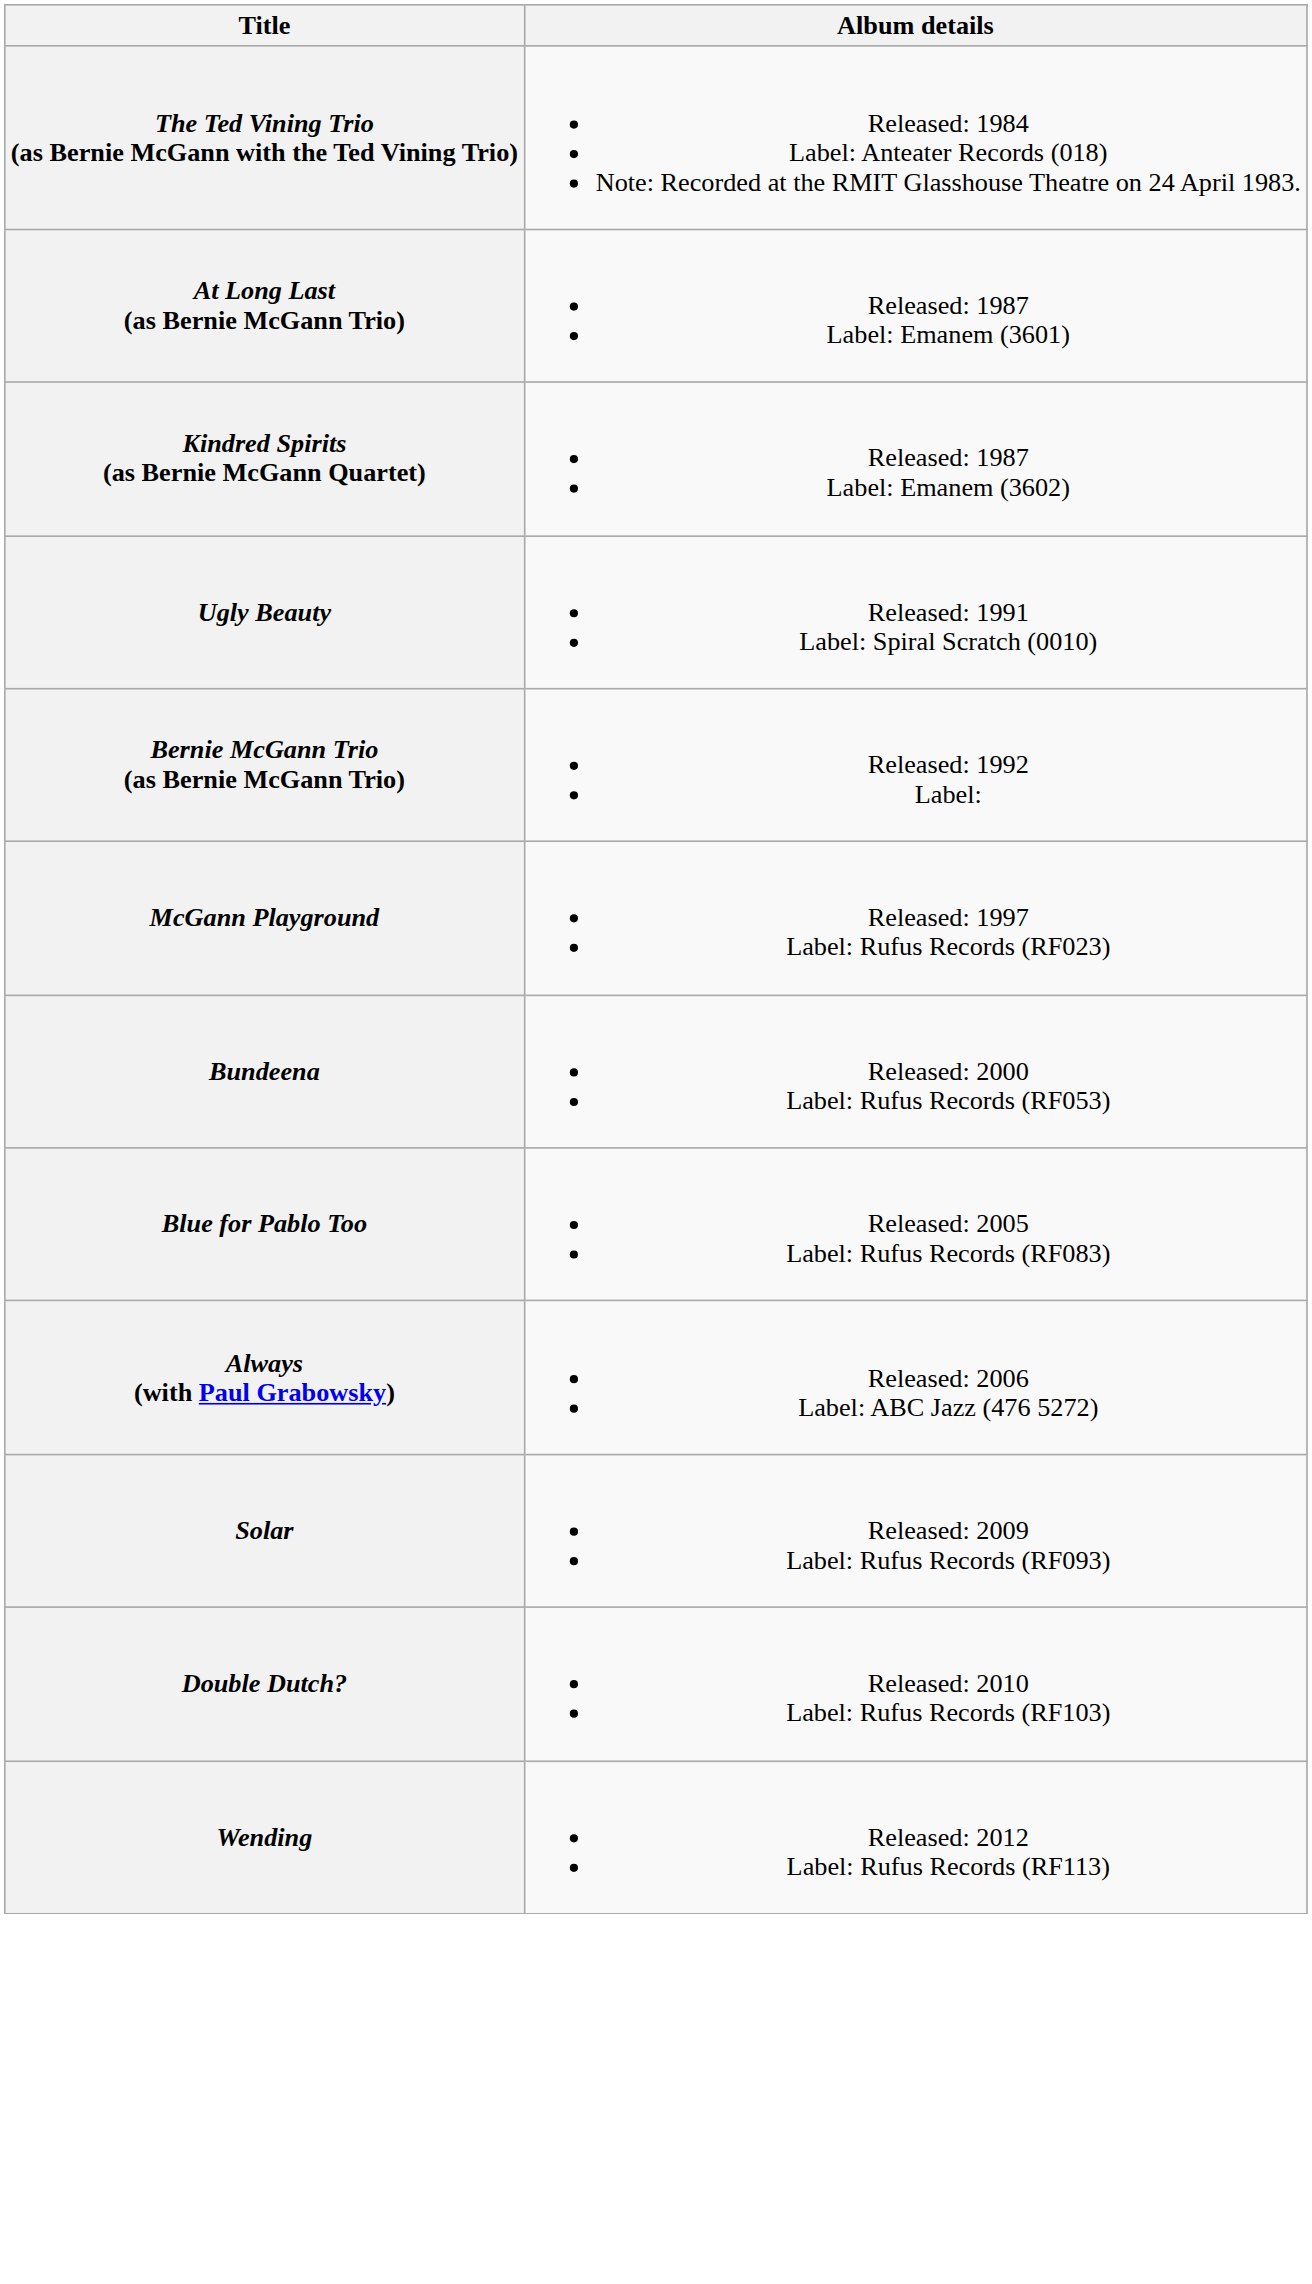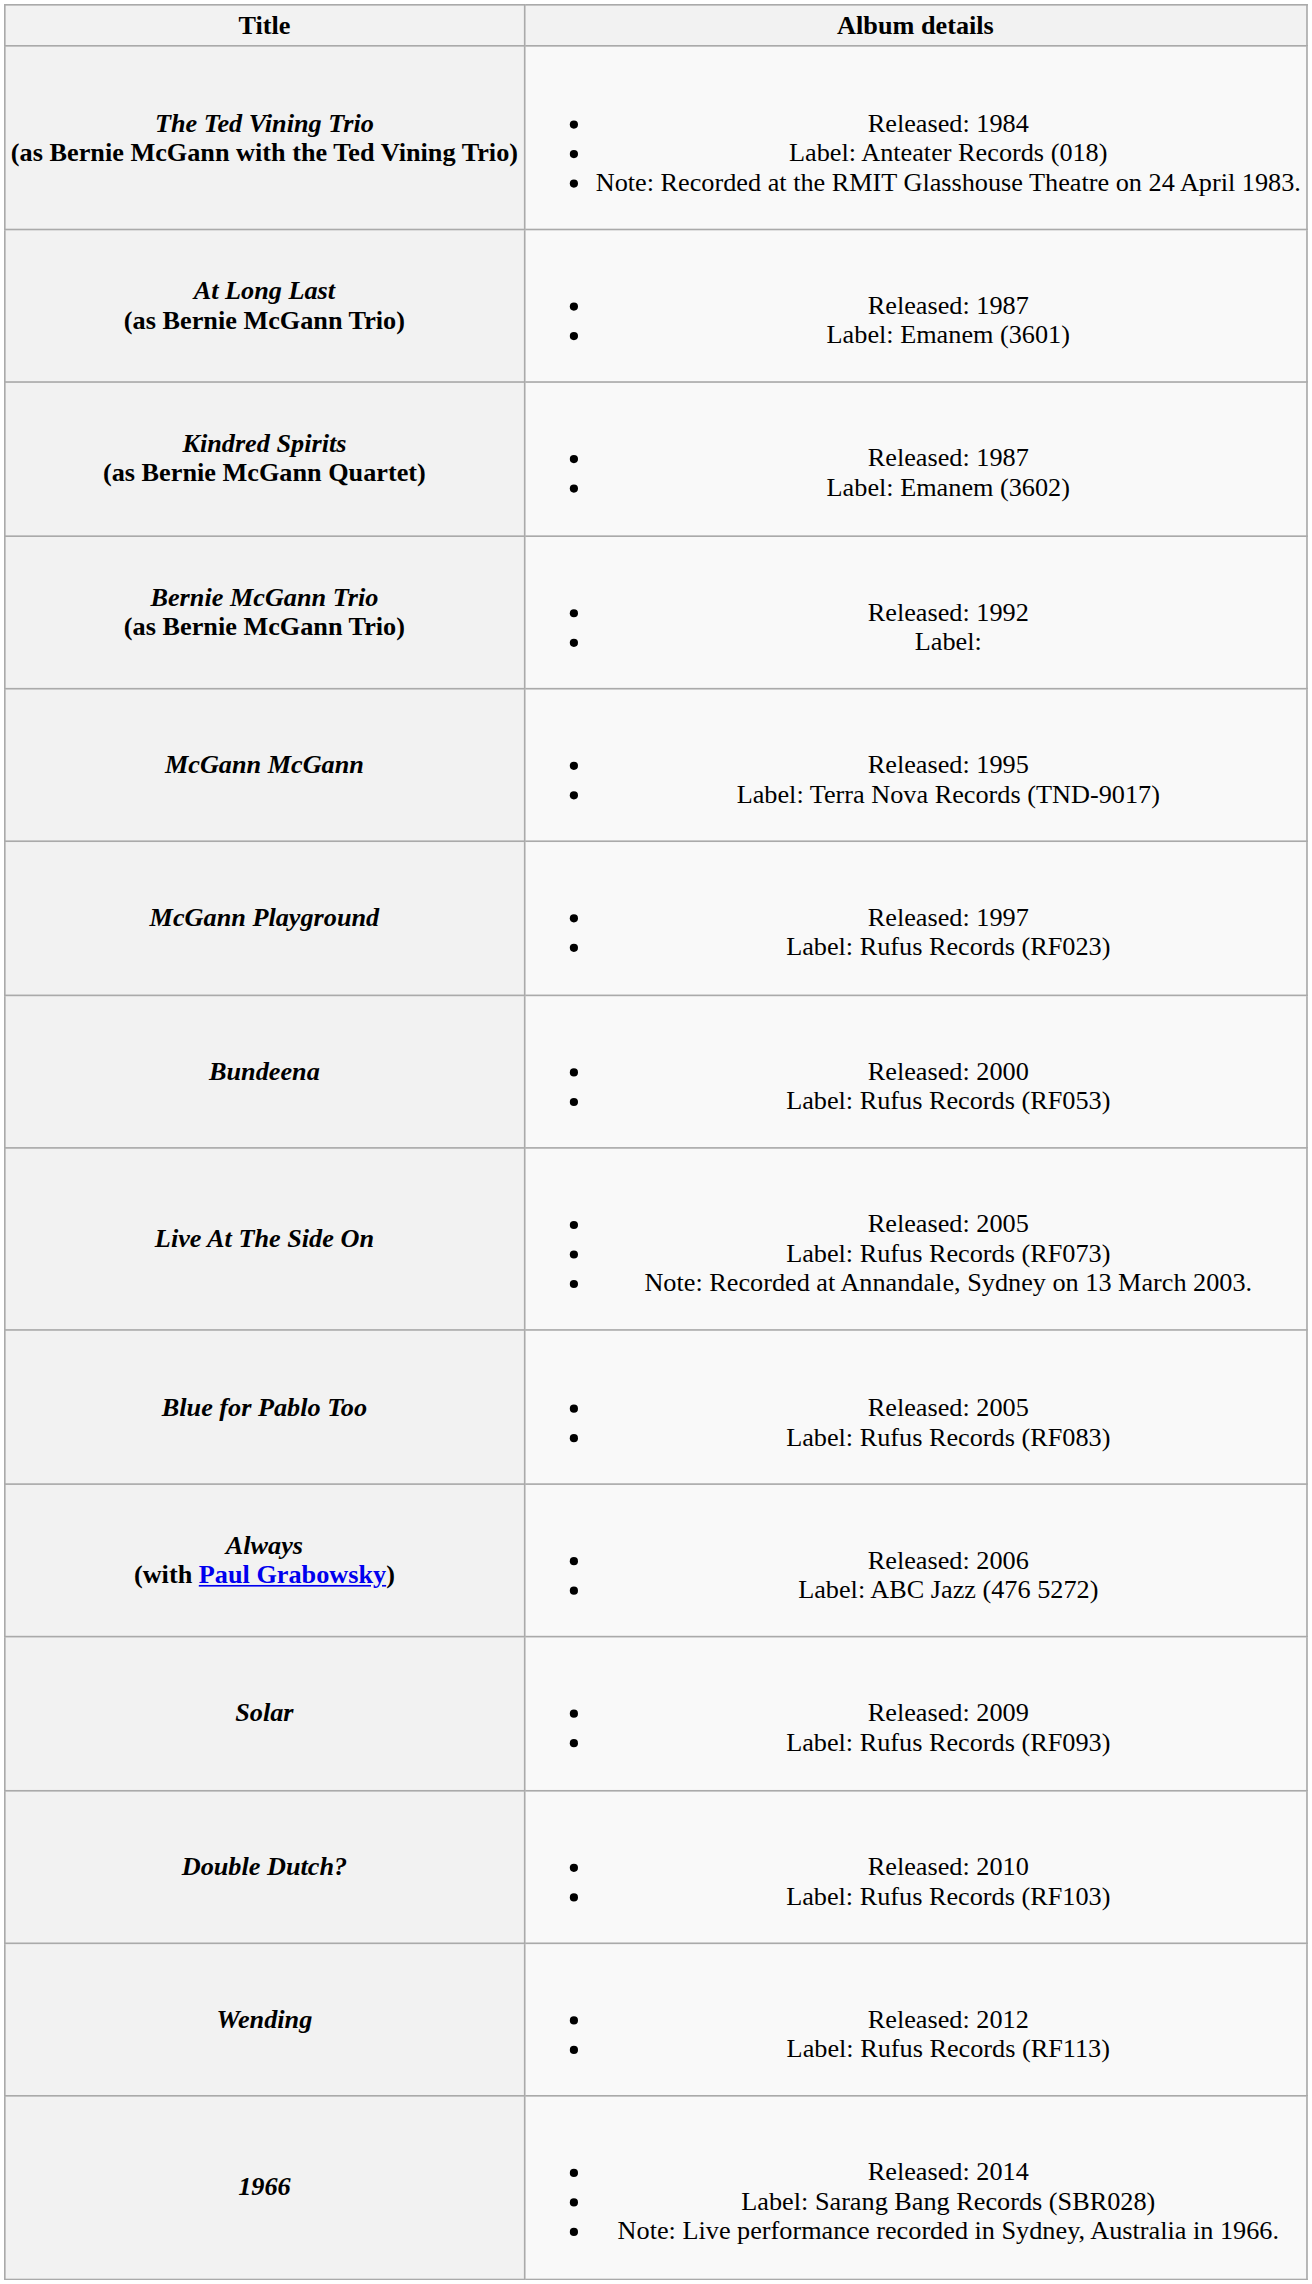- row: (264, 611)
+ row: (264, 764)
+ row: (264, 1238)
+ row: (264, 2187)
